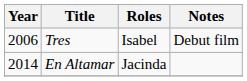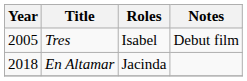(23, 40) 2006 -> (23, 40) 2005
(23, 64) 2014 -> (23, 64) 2018
